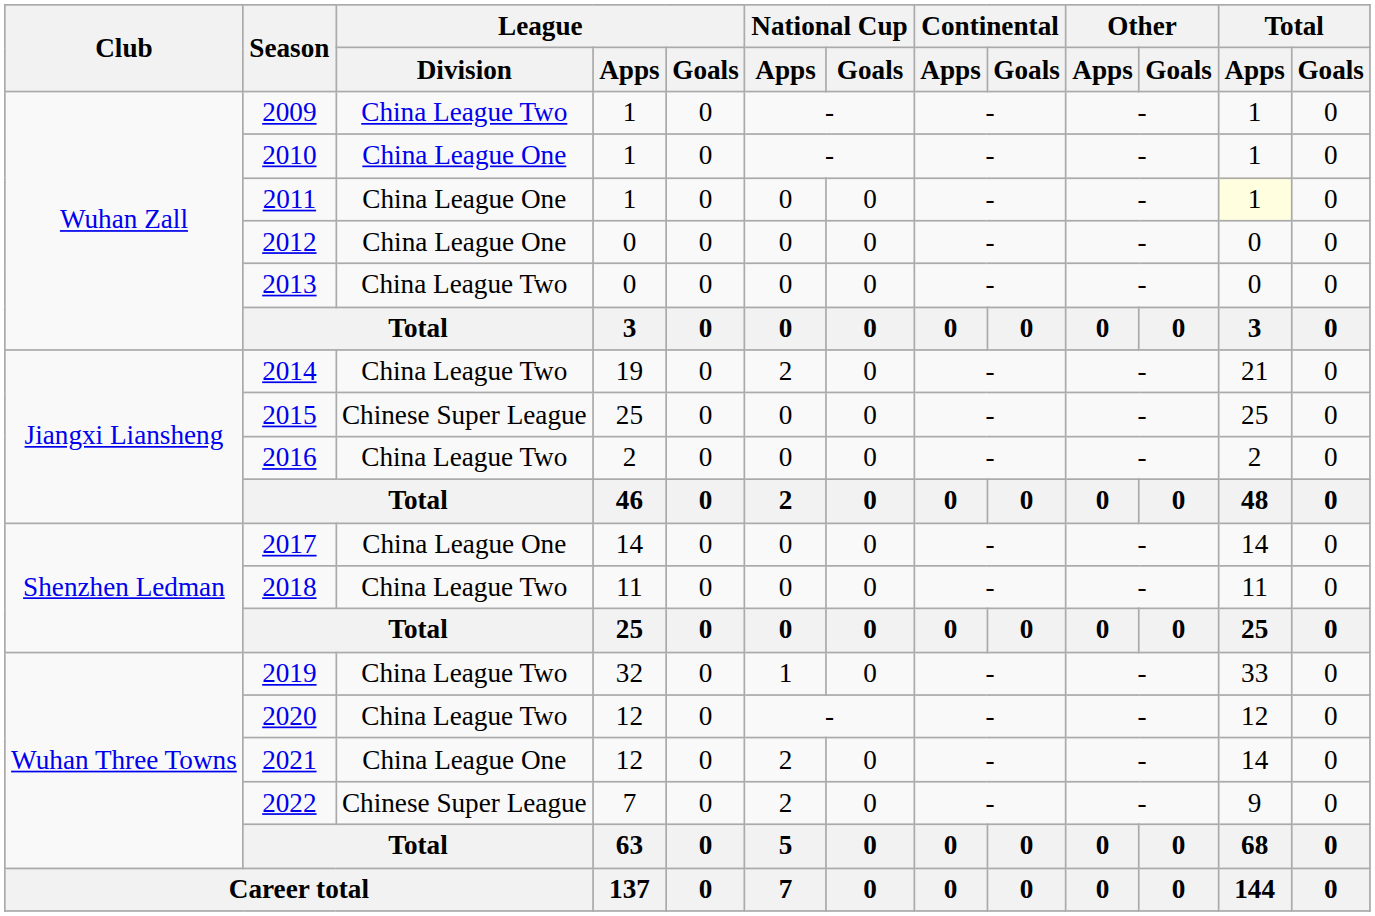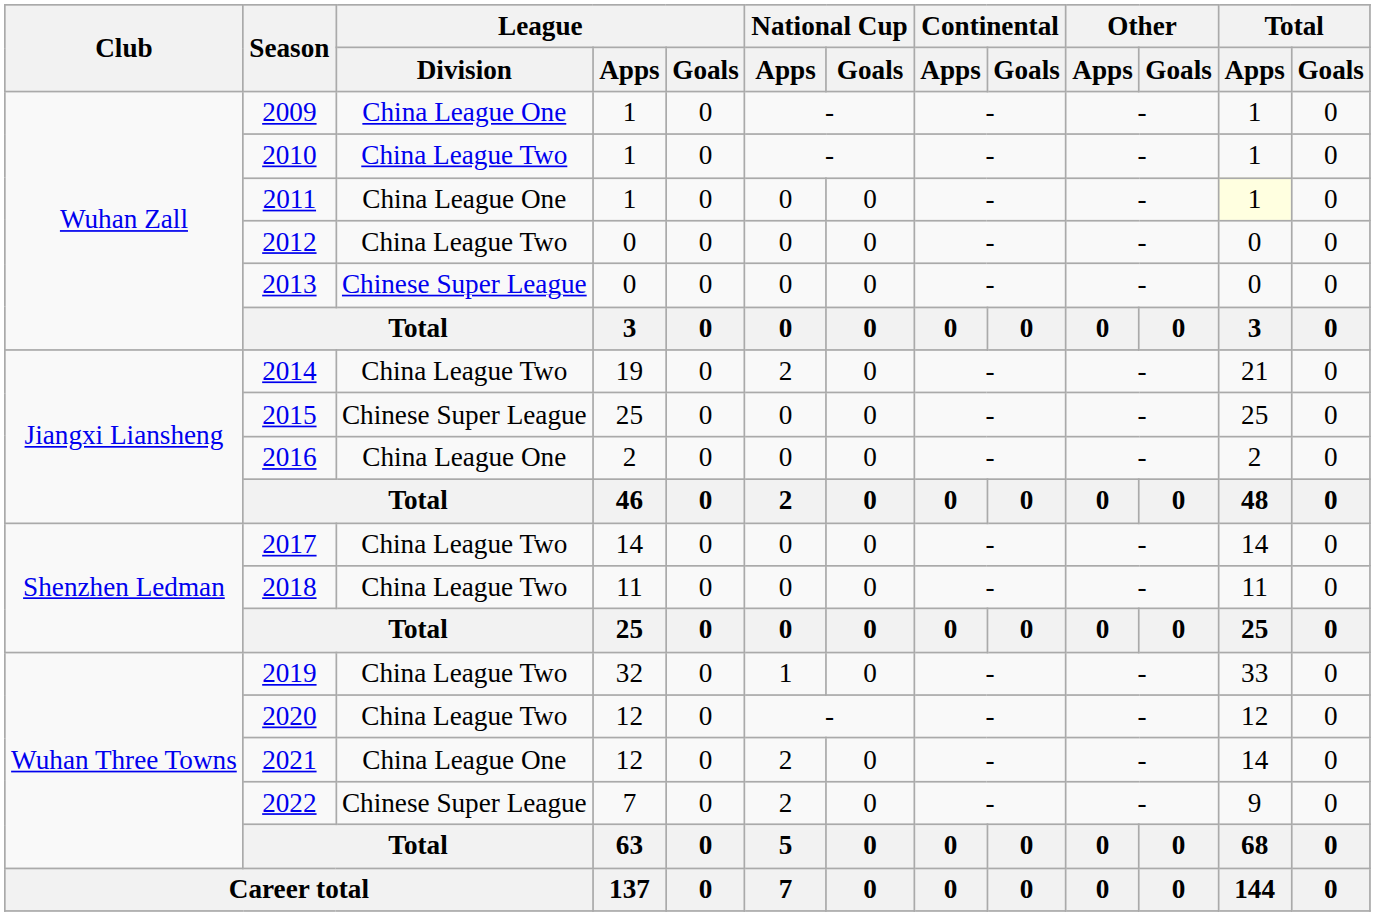(464, 112) China League Two -> (464, 112) China League One
(464, 155) China League One -> (464, 155) China League Two
(464, 241) China League One -> (464, 241) China League Two
(464, 284) China League Two -> (464, 284) Chinese Super League
(464, 457) China League Two -> (464, 457) China League One
(464, 543) China League One -> (464, 543) China League Two
